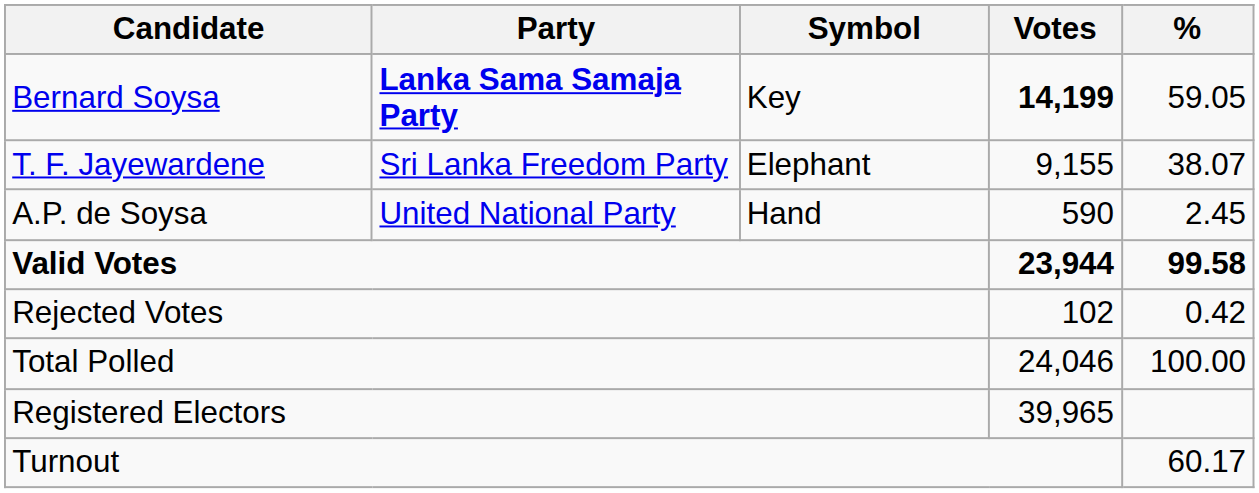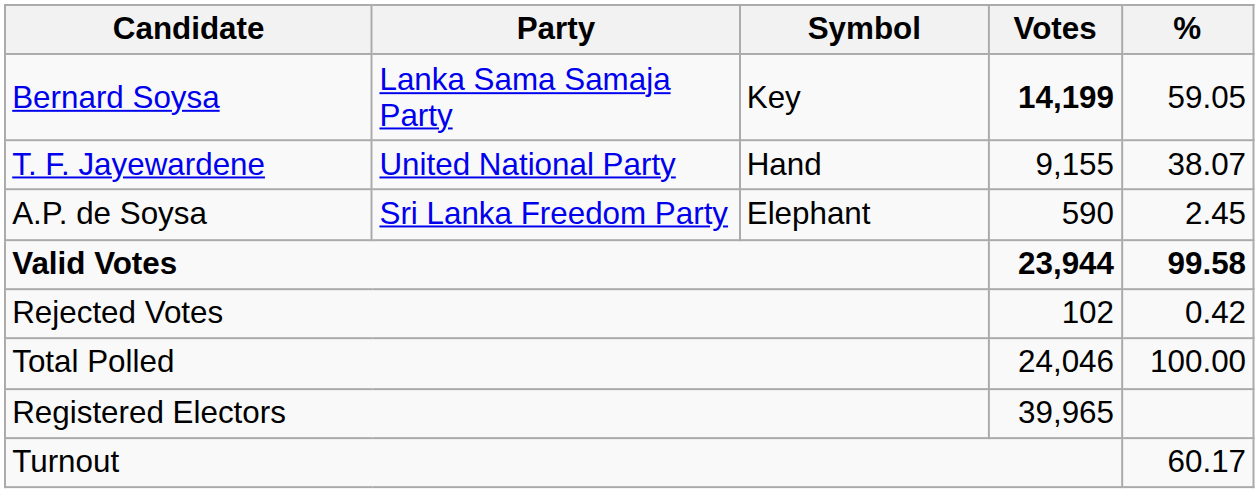(530, 96) bold -> (525, 96) normal
(554, 164) Sri Lanka Freedom Party -> (528, 164) United National Party
(809, 164) Elephant -> (784, 164) Hand
(528, 213) United National Party -> (554, 213) Sri Lanka Freedom Party
(784, 213) Hand -> (809, 213) Elephant
